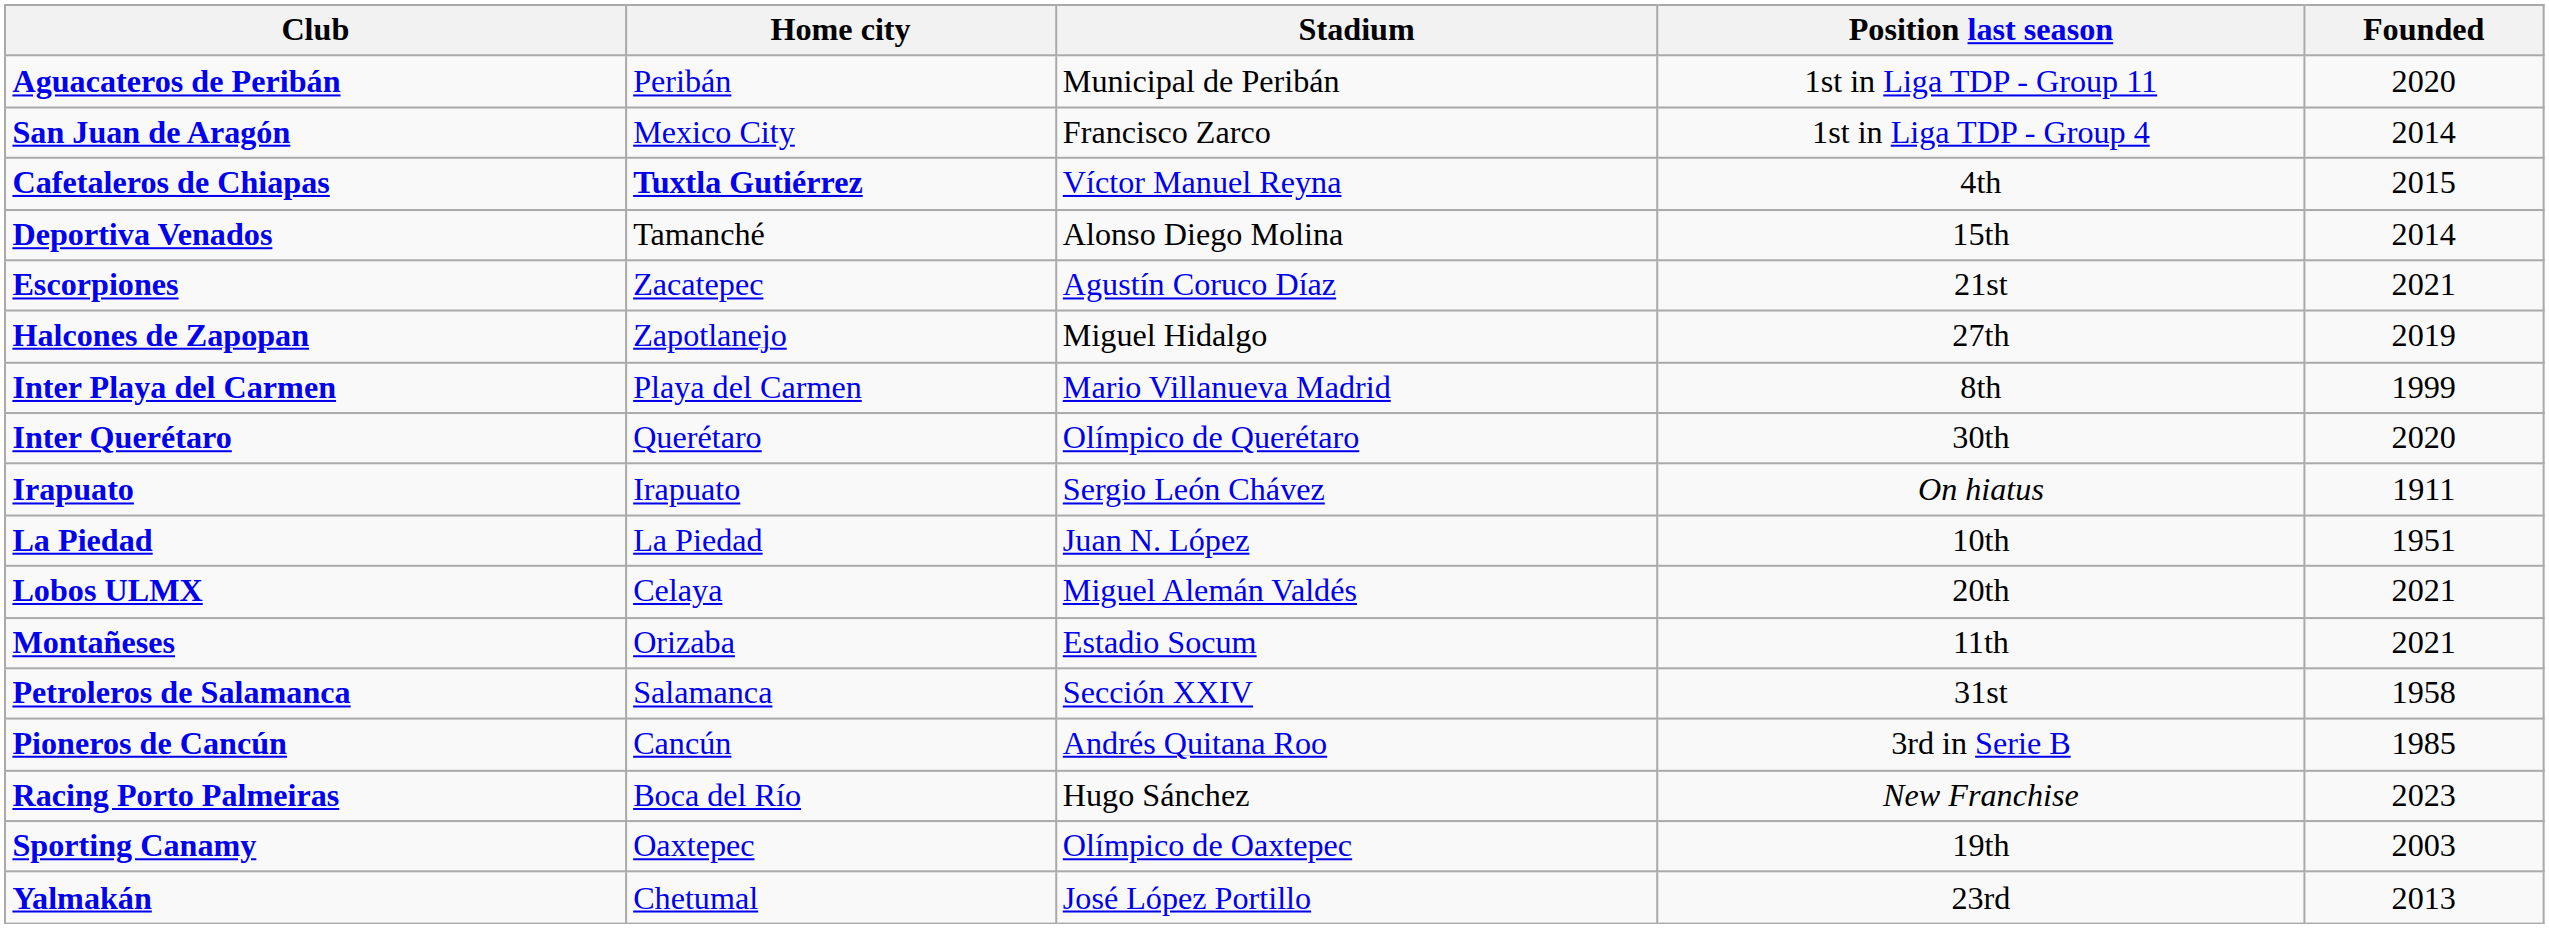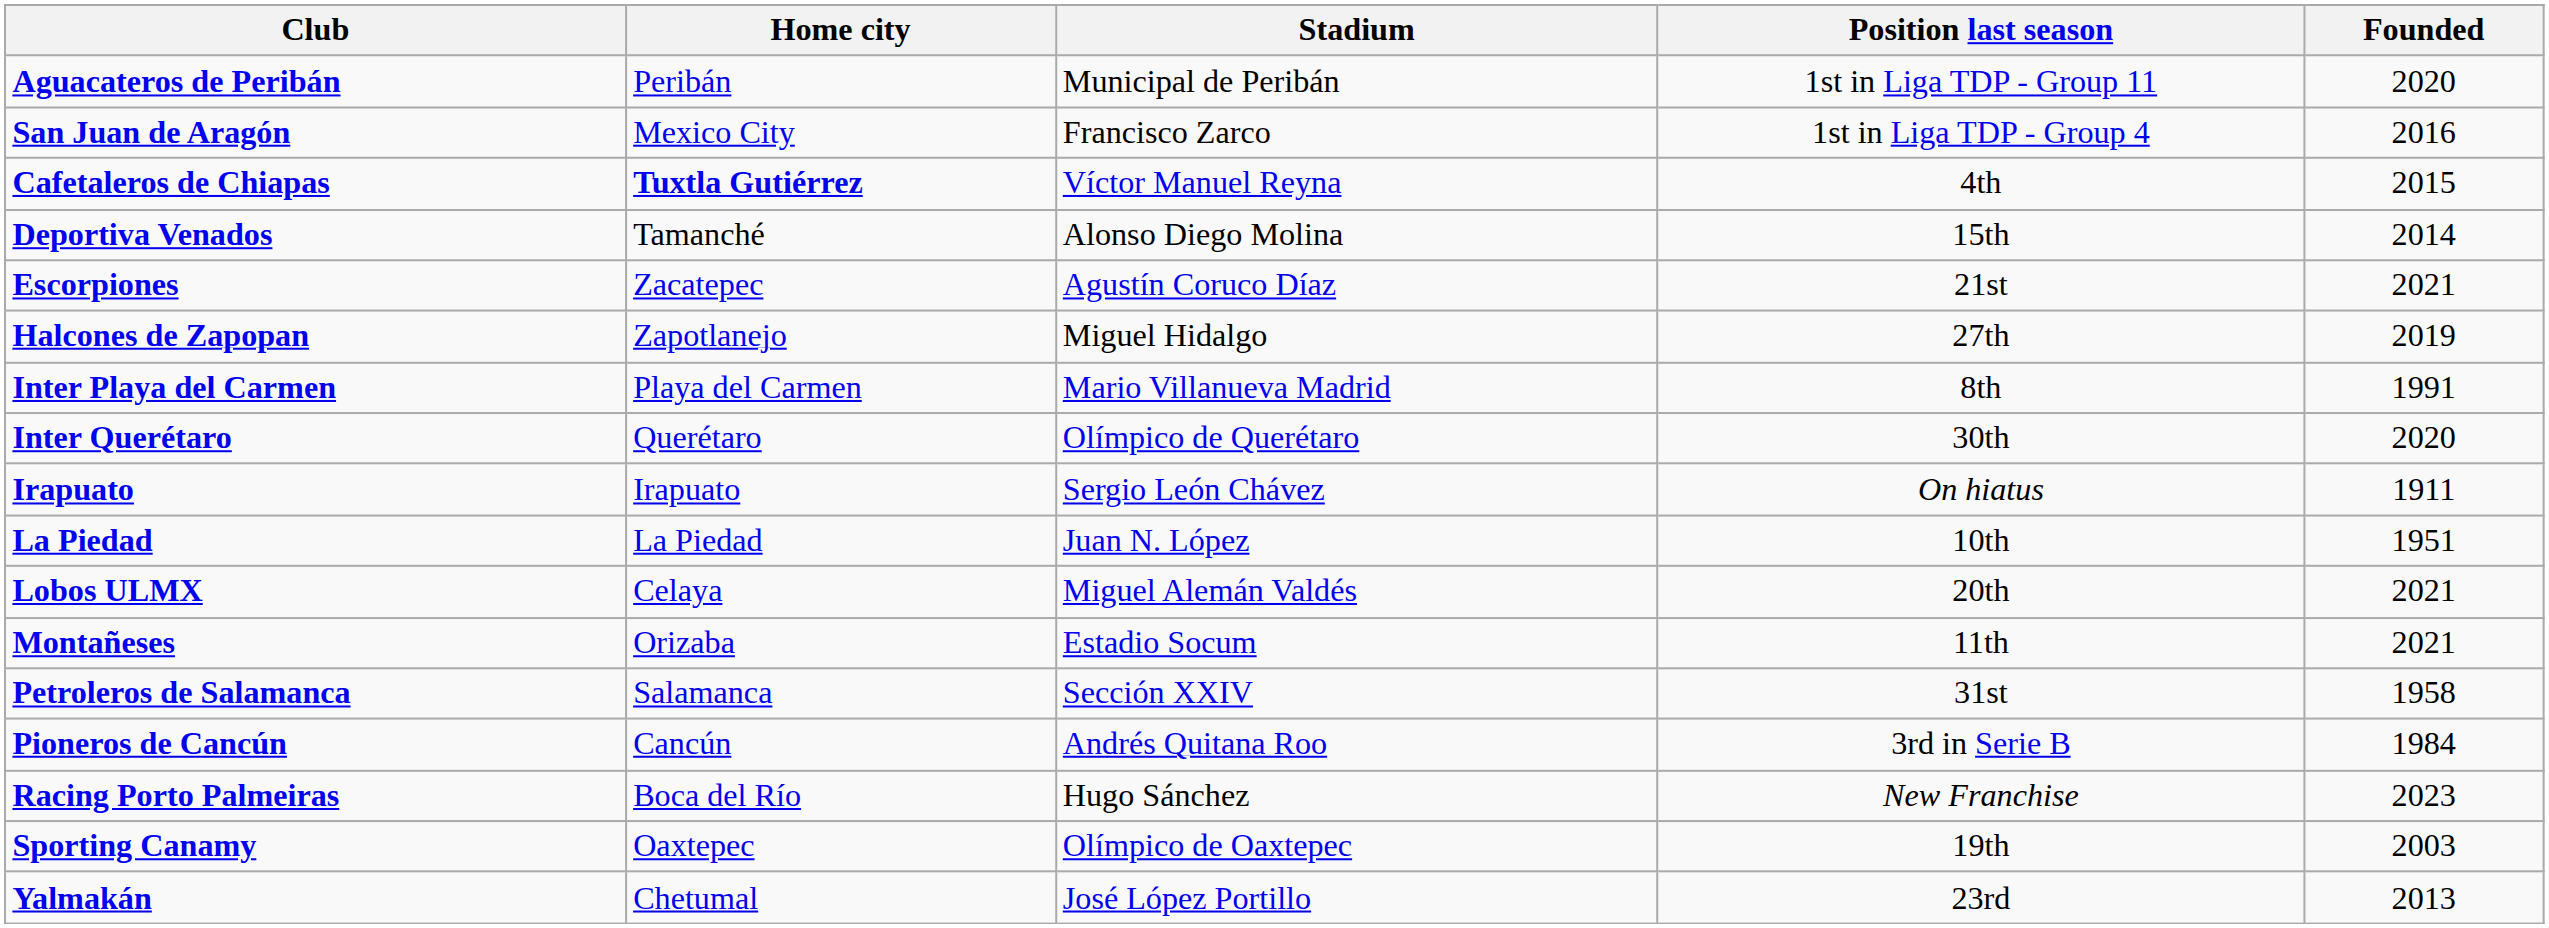(2424, 132) 2014 -> (2424, 132) 2016
(2424, 387) 1999 -> (2424, 387) 1991
(2424, 744) 1985 -> (2424, 744) 1984
